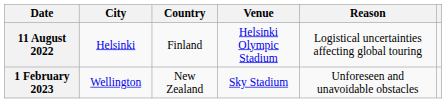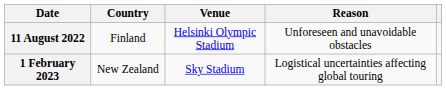- column: (116, 13)
(368, 44) Logistical uncertainties affecting global touring -> (350, 38) Unforeseen and unavoidable obstacles
(368, 82) Unforeseen and unavoidable obstacles -> (350, 69) Logistical uncertainties affecting global touring
